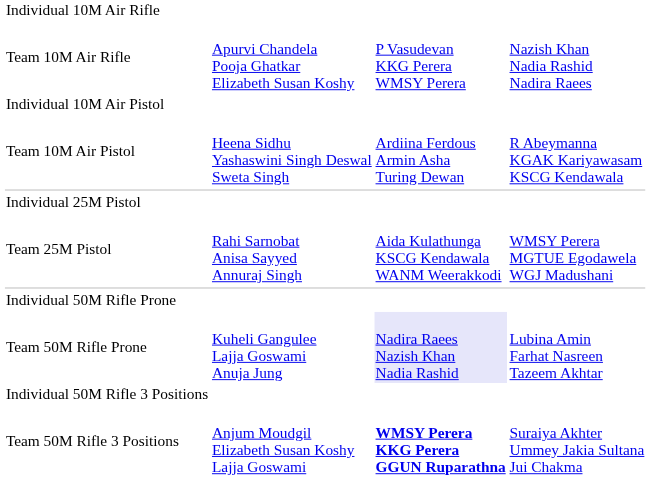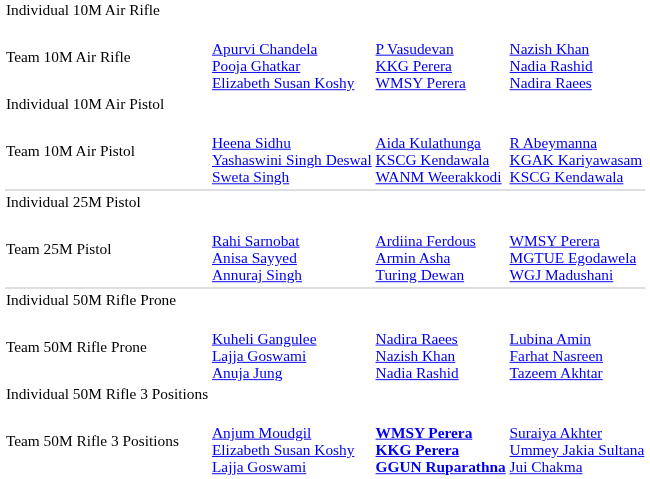(426, 160) Ardiina Ferdous Armin Asha Turing Dewan -> (439, 160) Aida Kulathunga KSCG Kendawala WANM Weerakkodi
(439, 258) Aida Kulathunga KSCG Kendawala WANM Weerakkodi -> (426, 258) Ardiina Ferdous Armin Asha Turing Dewan
(417, 356) lavender background -> (417, 356) no background
